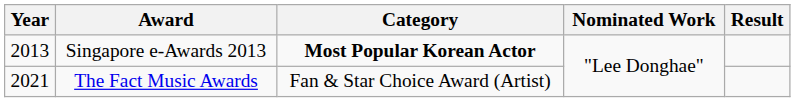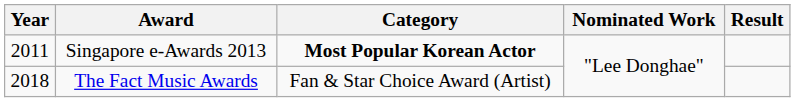(30, 50) 2013 -> (30, 50) 2011
(30, 81) 2021 -> (30, 81) 2018
